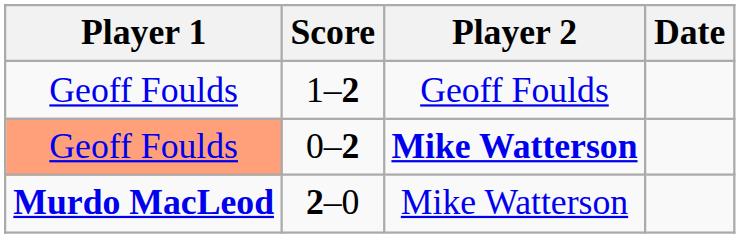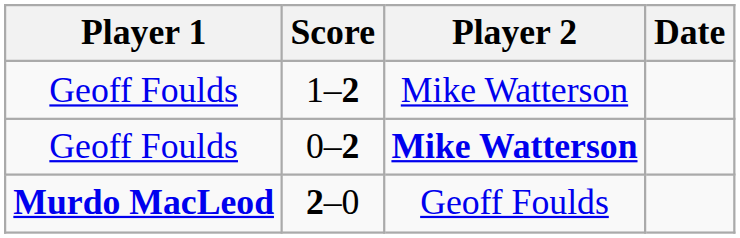(514, 89) Geoff Foulds -> (514, 89) Mike Watterson
(144, 145) lightsalmon background -> (144, 145) no background
(514, 202) Mike Watterson -> (514, 202) Geoff Foulds
